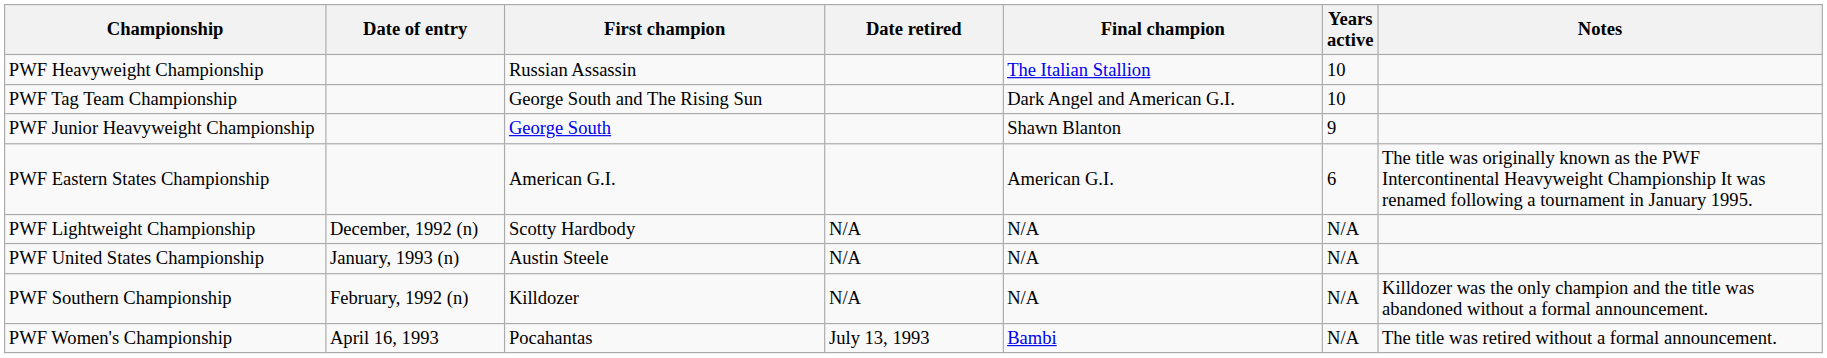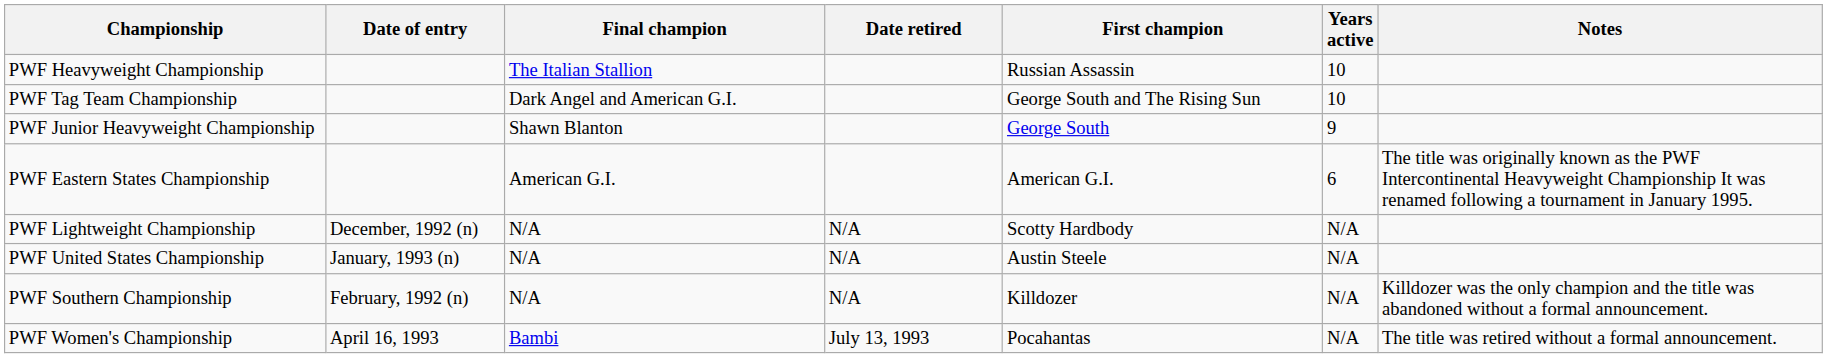columns swapped: (665, 29) <-> (1163, 29)
